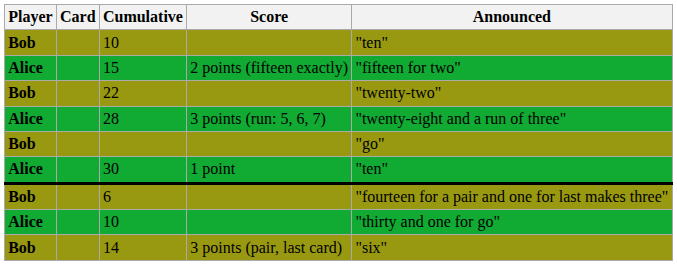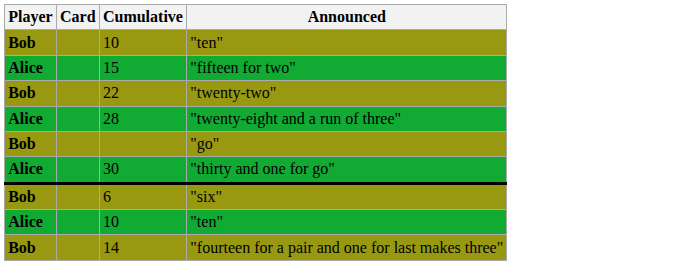- column: (269, 17)
(372, 169) "ten" -> (263, 169) "thirty and one for go"
(512, 196) "fourteen for a pair and one for last makes three" -> (206, 196) "six"
(428, 222) "thirty and one for go" -> (207, 222) "ten"
(371, 247) "six" -> (347, 247) "fourteen for a pair and one for last makes three"
